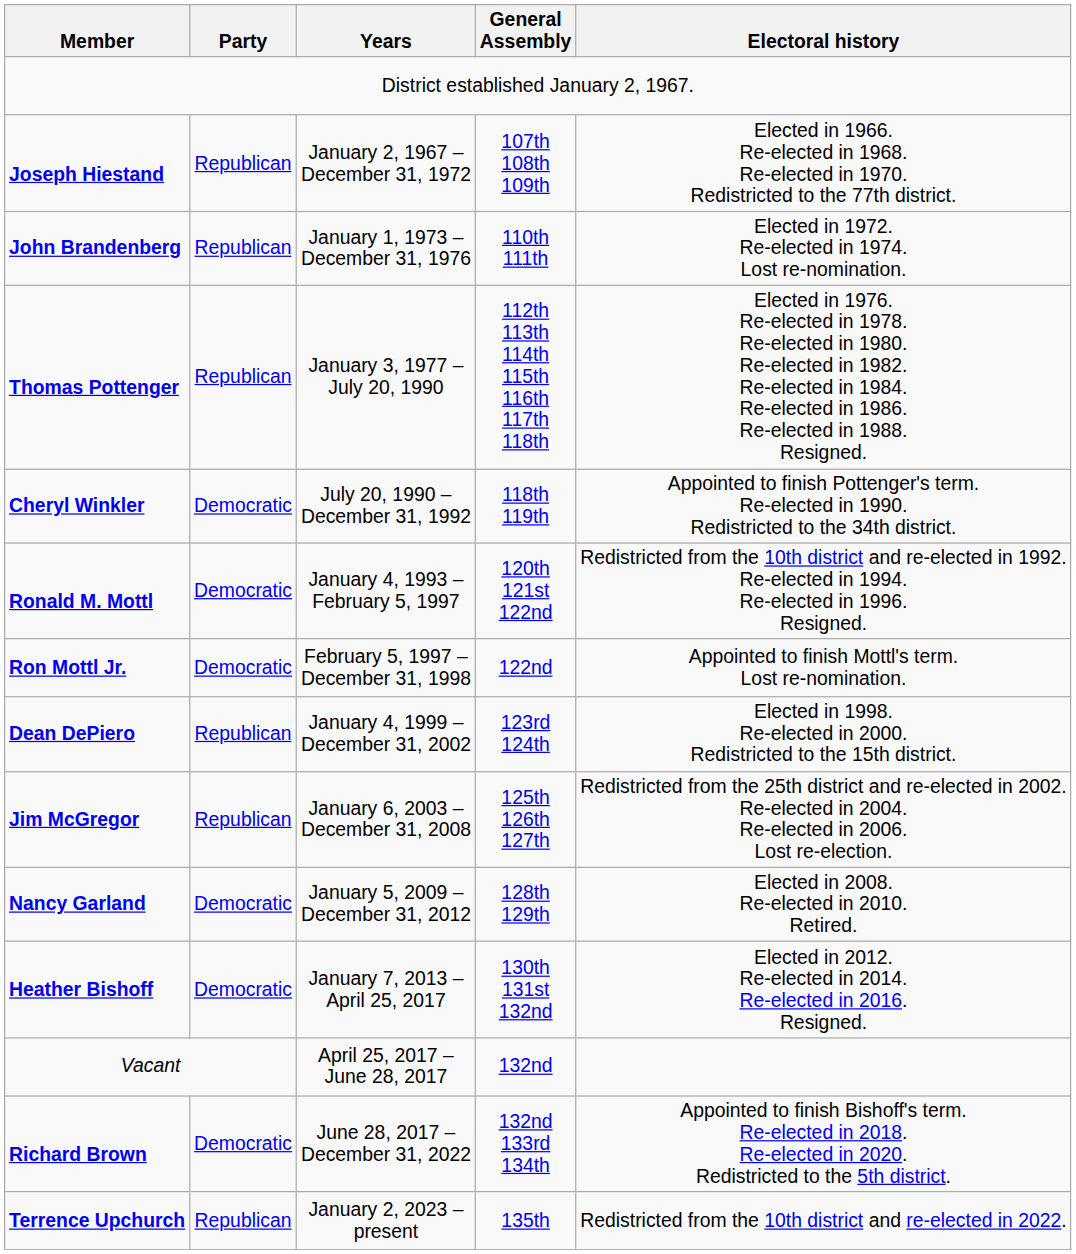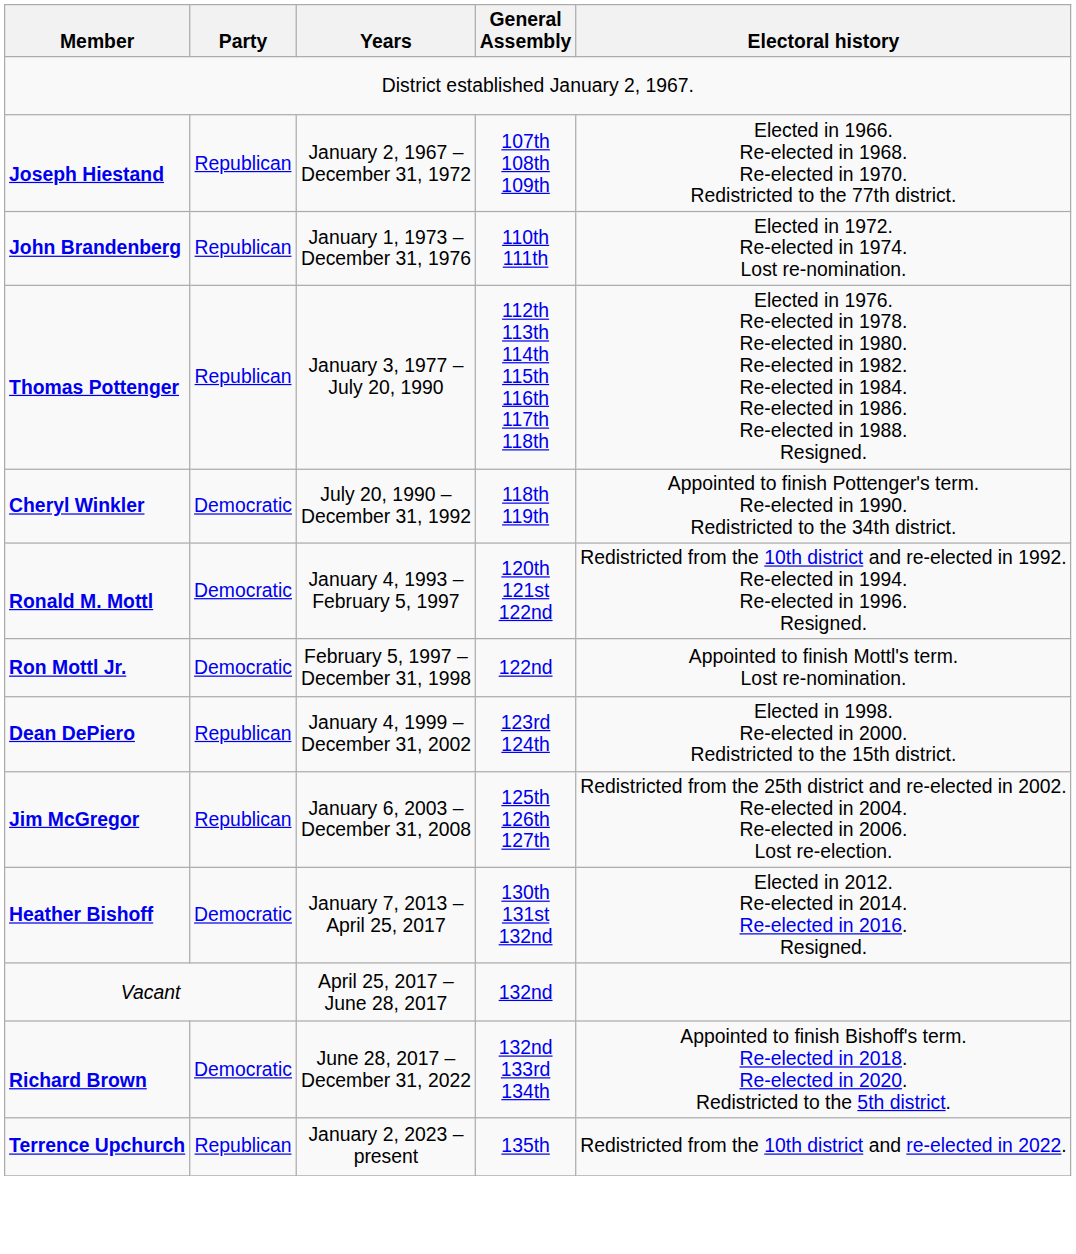- row: (77, 904)
